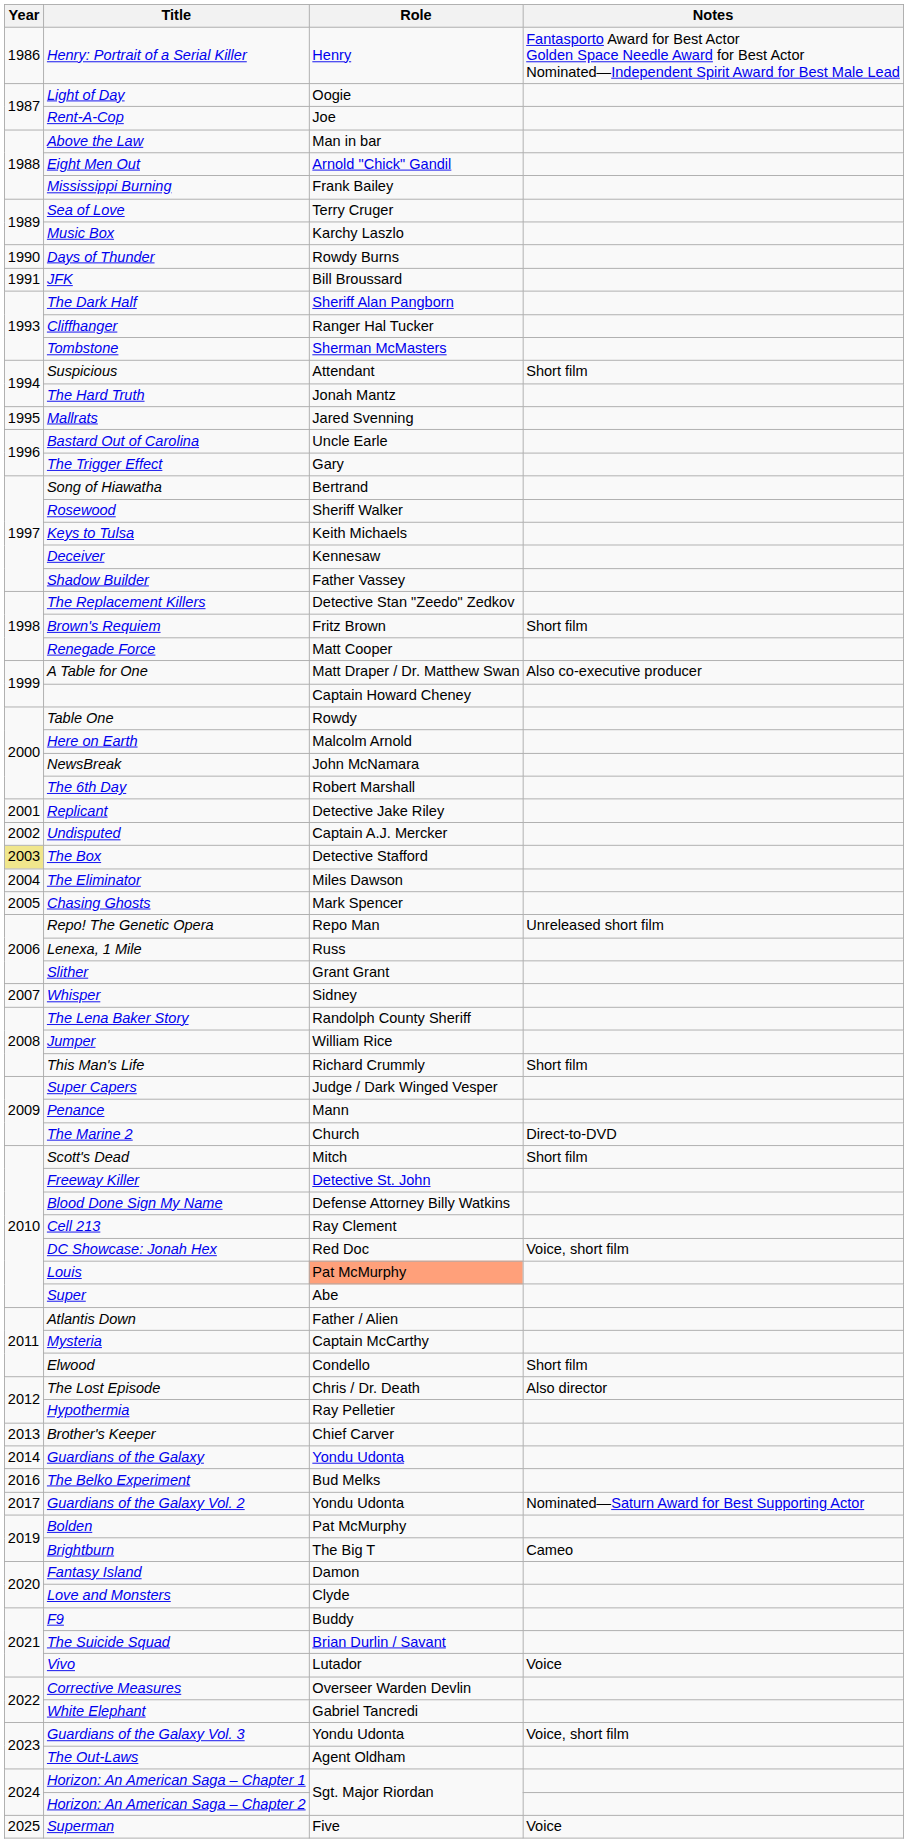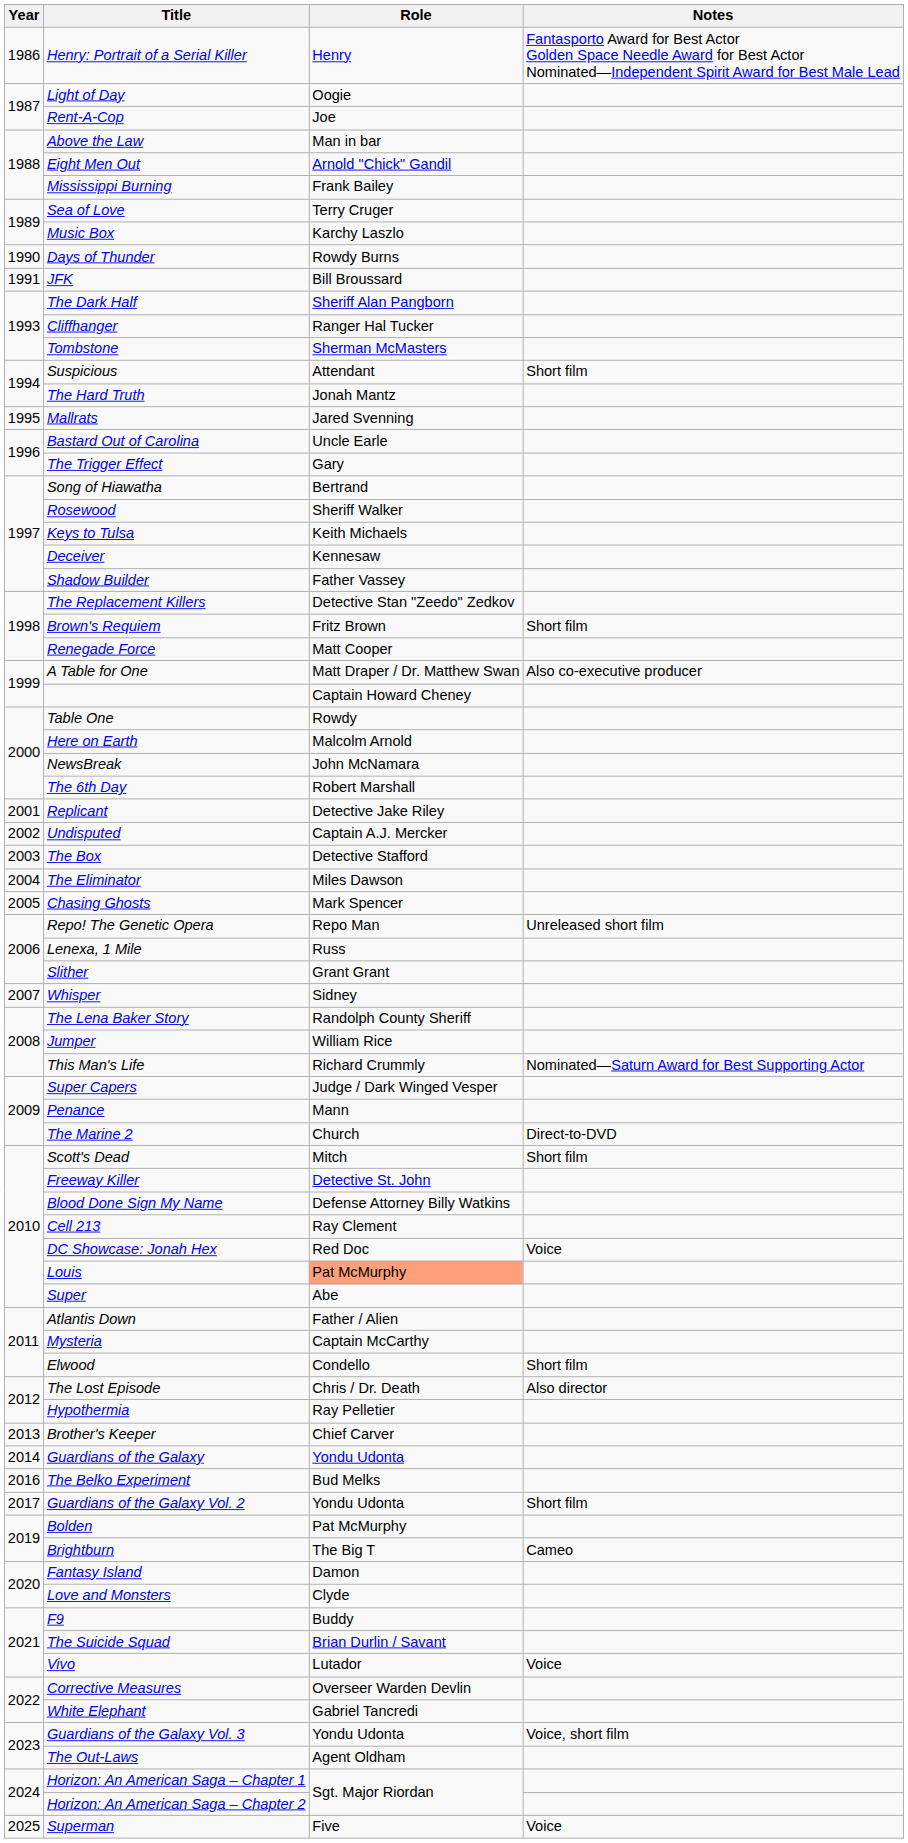(24, 856) khaki background -> (24, 856) no background
(557, 1064) Short film -> (695, 1064) Nominated—Saturn Award for Best Supporting Actor
(578, 1249) Voice, short film -> (544, 1249) Voice
(695, 1503) Nominated—Saturn Award for Best Supporting Actor -> (557, 1503) Short film
